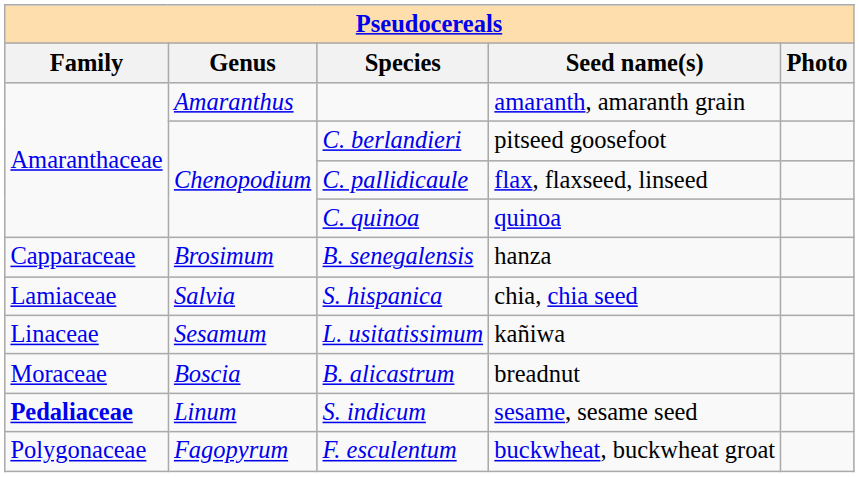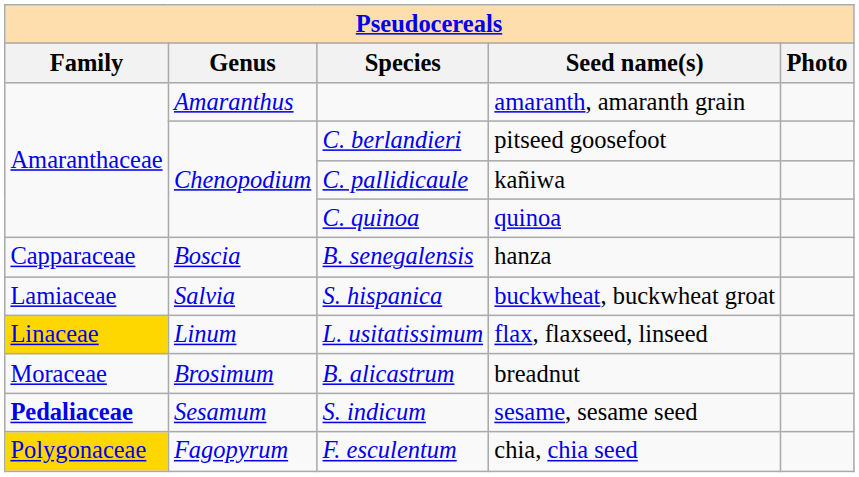(601, 179) flax, flaxseed, linseed -> (530, 179) kañiwa
(224, 256) Brosimum -> (207, 256) Boscia
(566, 295) chia, chia seed -> (635, 295) buckwheat, buckwheat groat
(55, 334) no background -> (55, 334) gold background
(220, 334) Sesamum -> (205, 334) Linum
(530, 334) kañiwa -> (601, 334) flax, flaxseed, linseed
(207, 373) Boscia -> (224, 373) Brosimum
(205, 412) Linum -> (220, 412) Sesamum
(78, 450) no background -> (78, 450) gold background
(635, 450) buckwheat, buckwheat groat -> (566, 450) chia, chia seed
